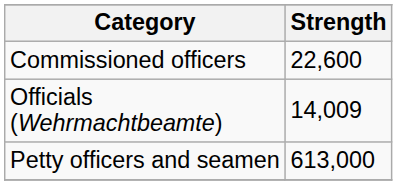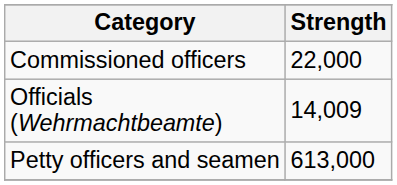(326, 60) 22,600 -> (326, 60) 22,000
